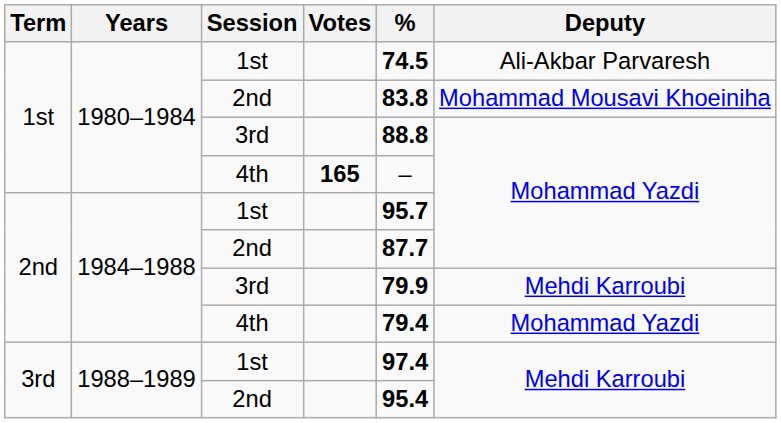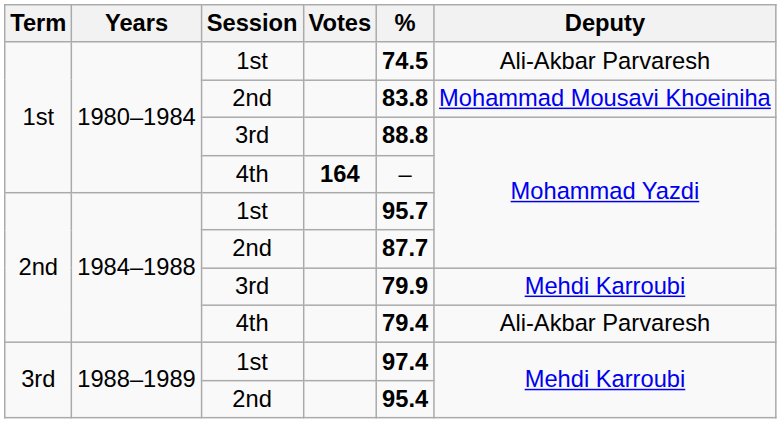(340, 173) 165 -> (340, 173) 164
(605, 323) Mohammad Yazdi -> (605, 323) Ali-Akbar Parvaresh
